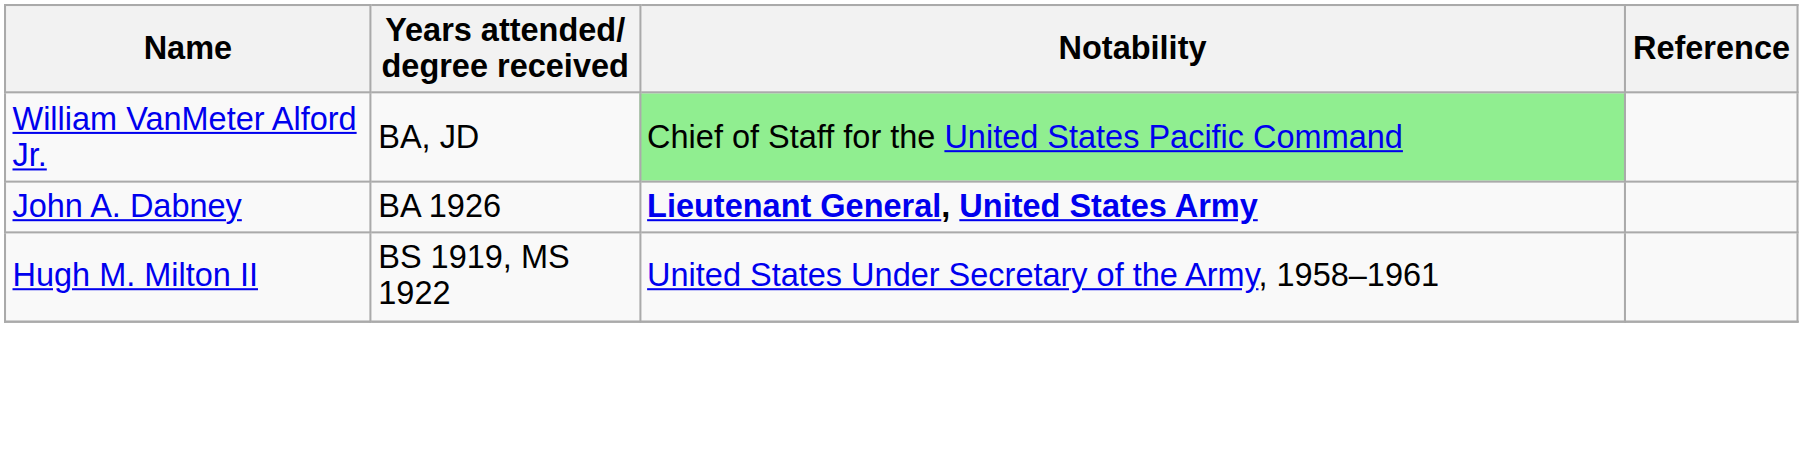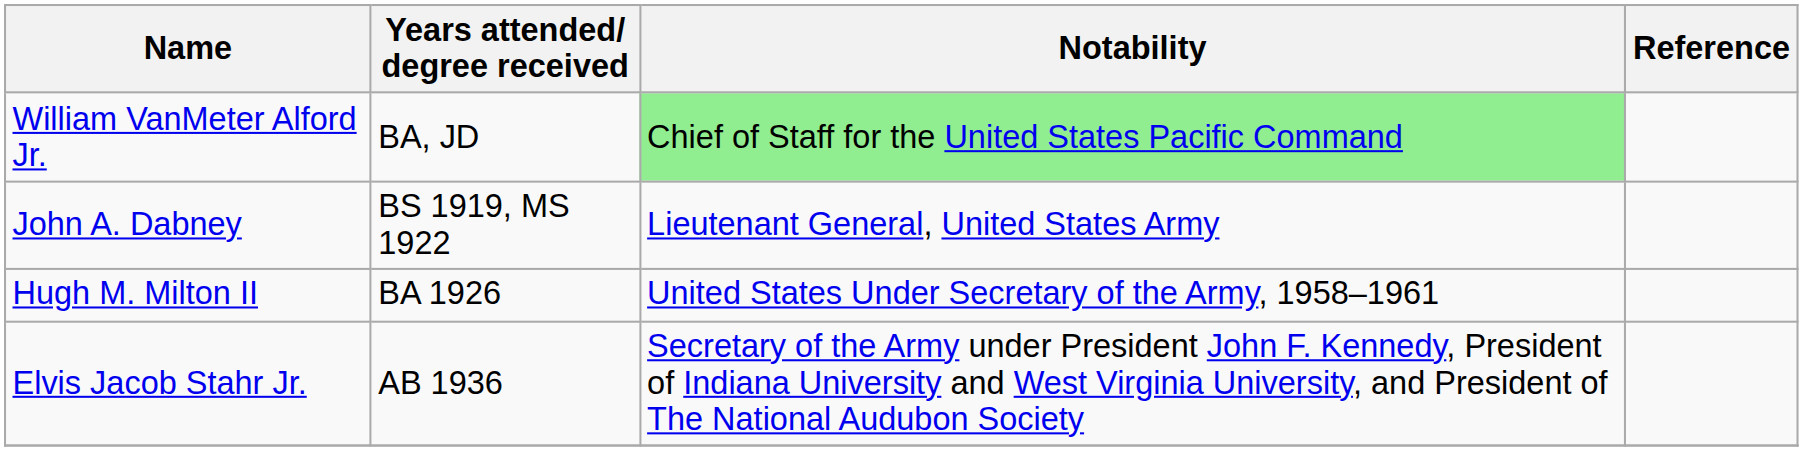(440, 206) BA 1926 -> (474, 224) BS 1919, MS 1922
(952, 206) bold -> (933, 224) normal
(474, 276) BS 1919, MS 1922 -> (440, 294) BA 1926
+ row: (160, 382)
